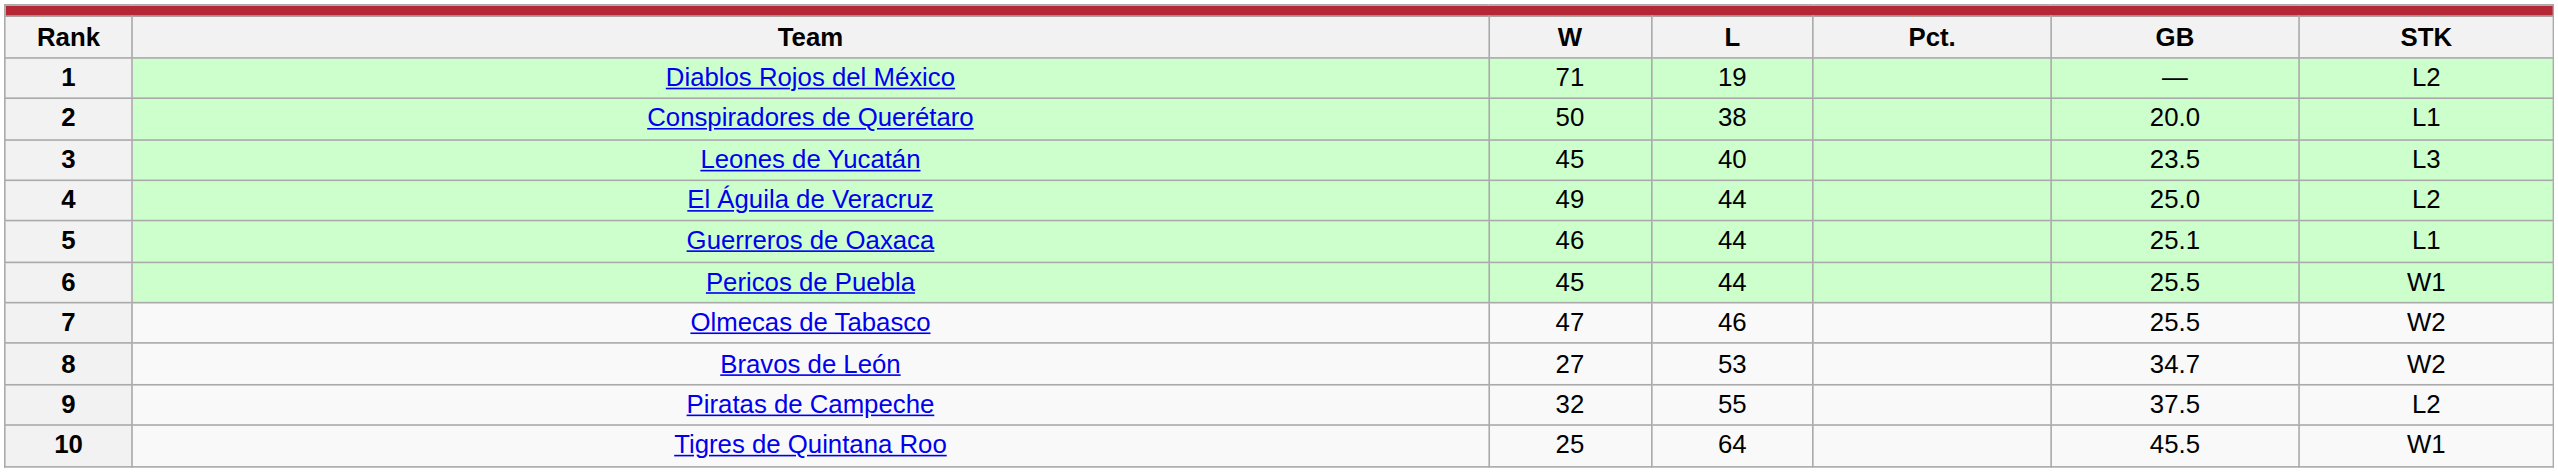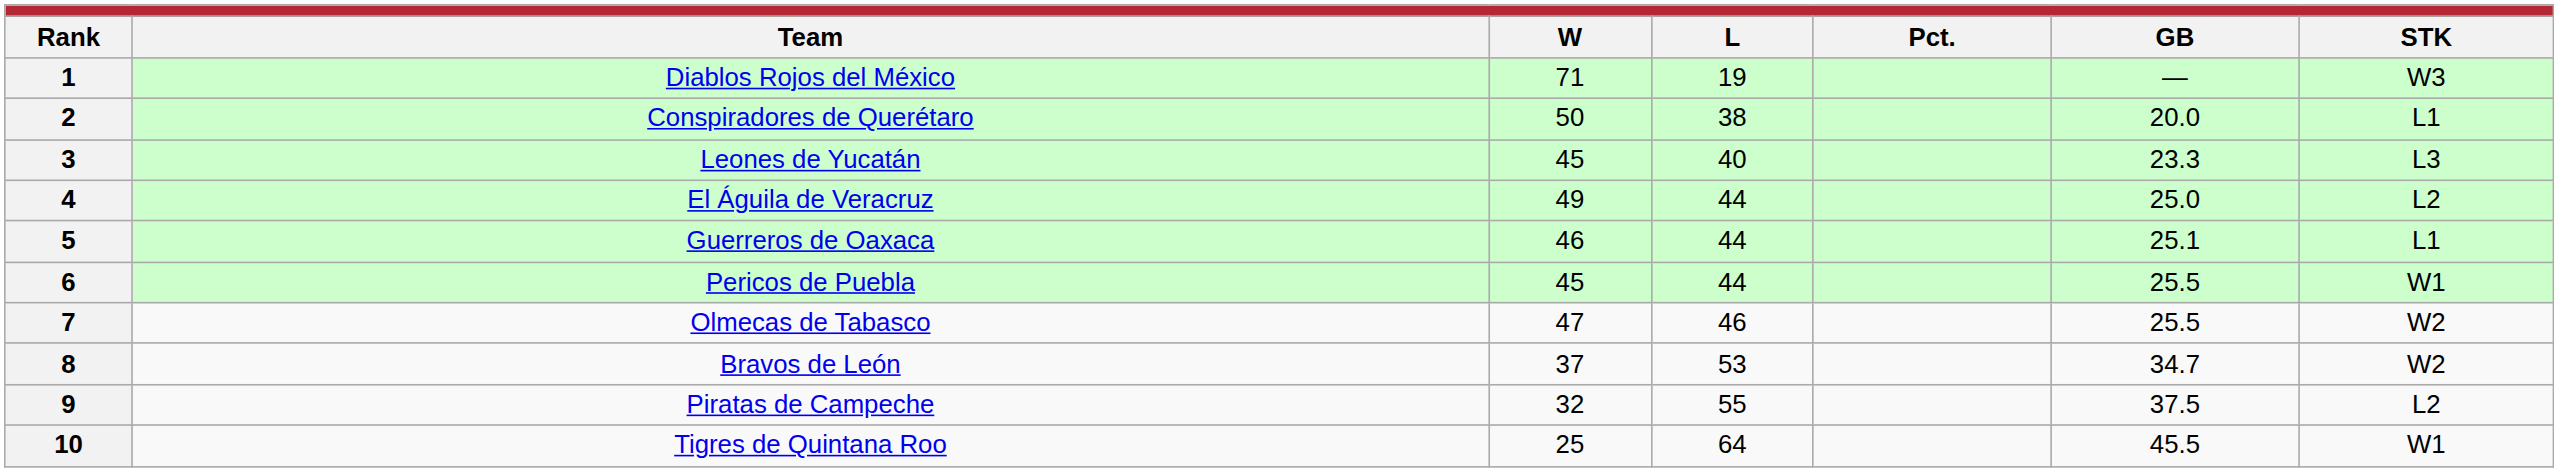(2426, 77) L2 -> (2426, 77) W3
(2175, 159) 23.5 -> (2175, 159) 23.3
(1570, 363) 27 -> (1570, 363) 37
